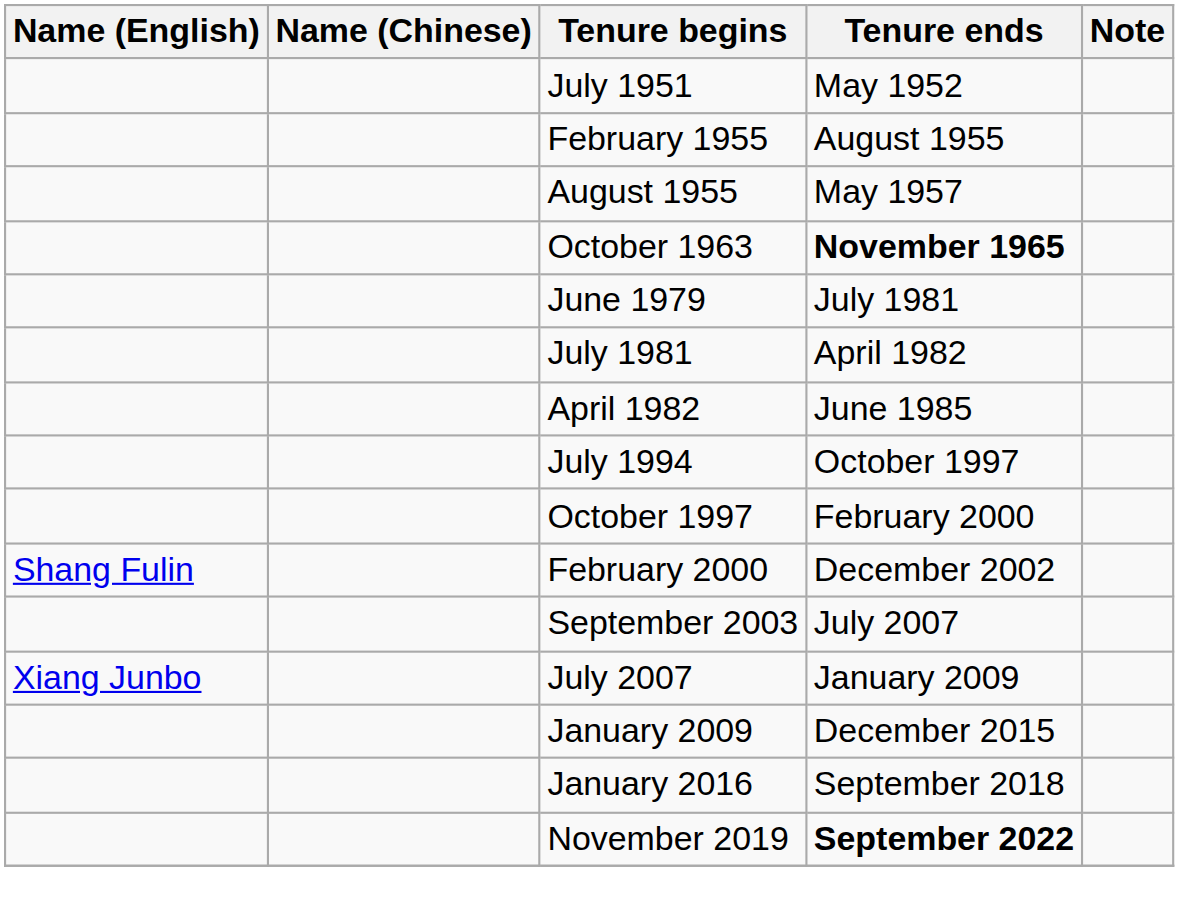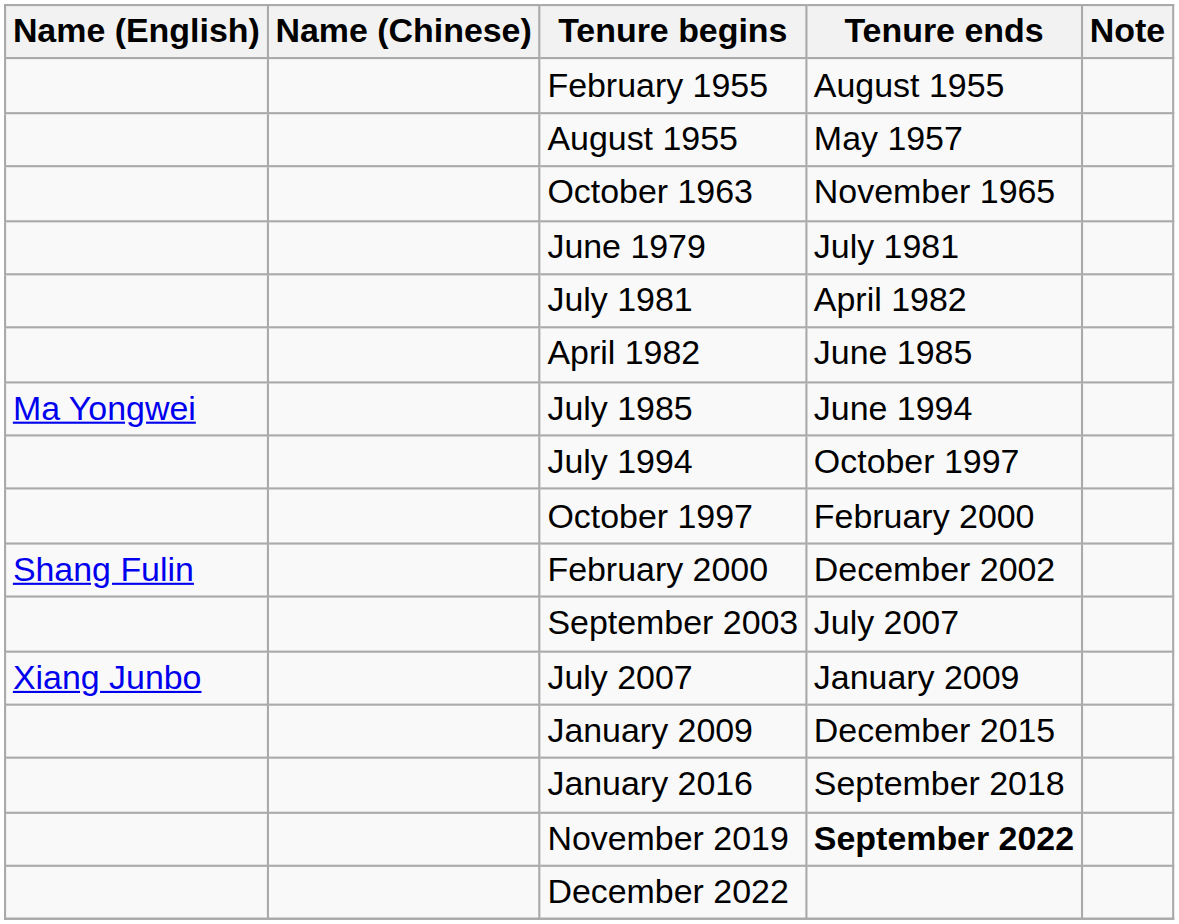- row: (620, 85)
(939, 246) bold -> (935, 192) normal
+ row: (620, 407)
+ row: (668, 892)
